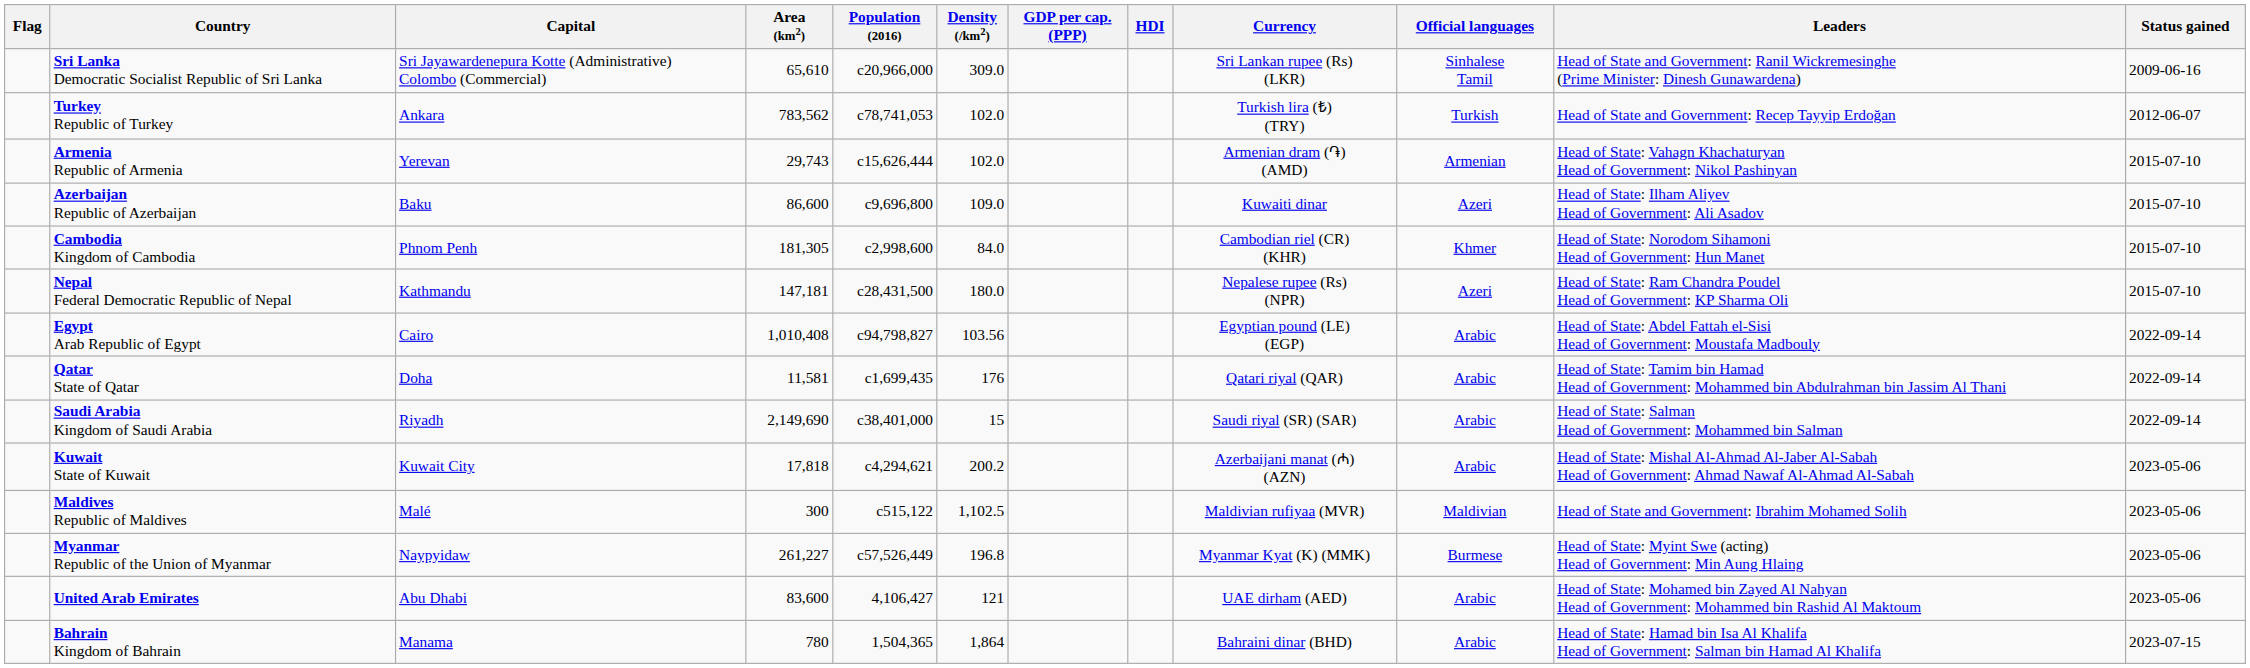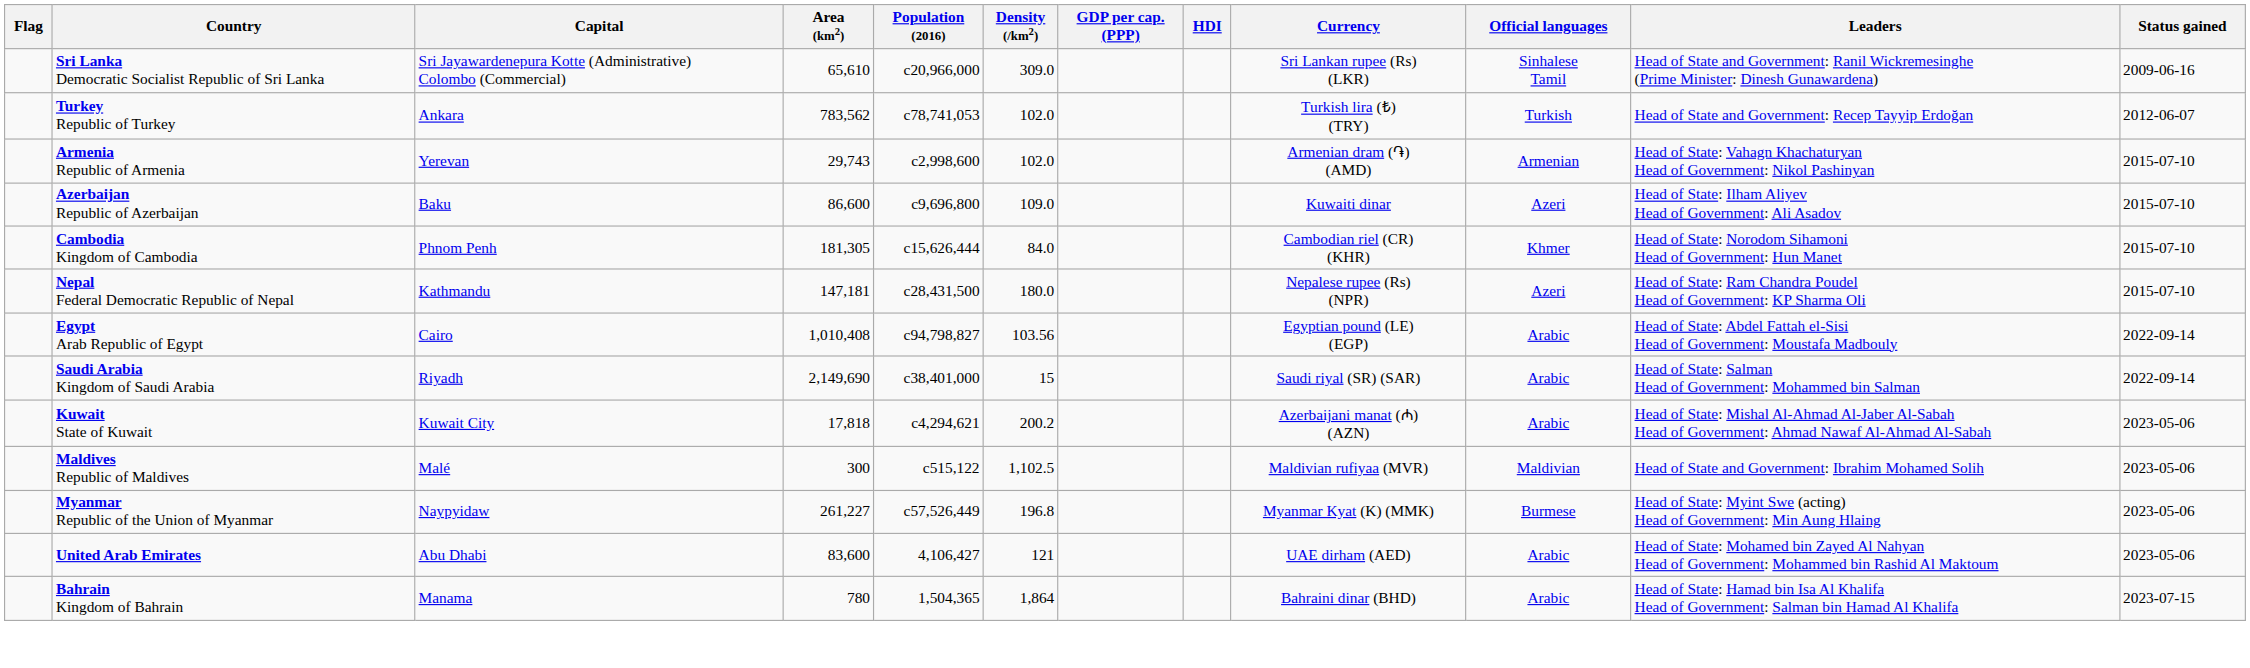(895, 160) c15,626,444 -> (945, 160) c2,998,600
(899, 247) c2,998,600 -> (942, 247) c15,626,444
- row: (96, 377)
